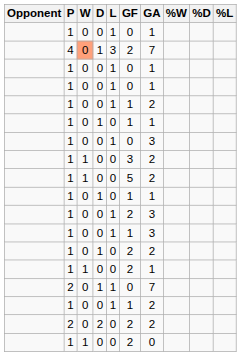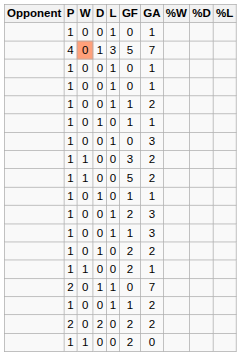(130, 50) 2 -> (130, 50) 5
